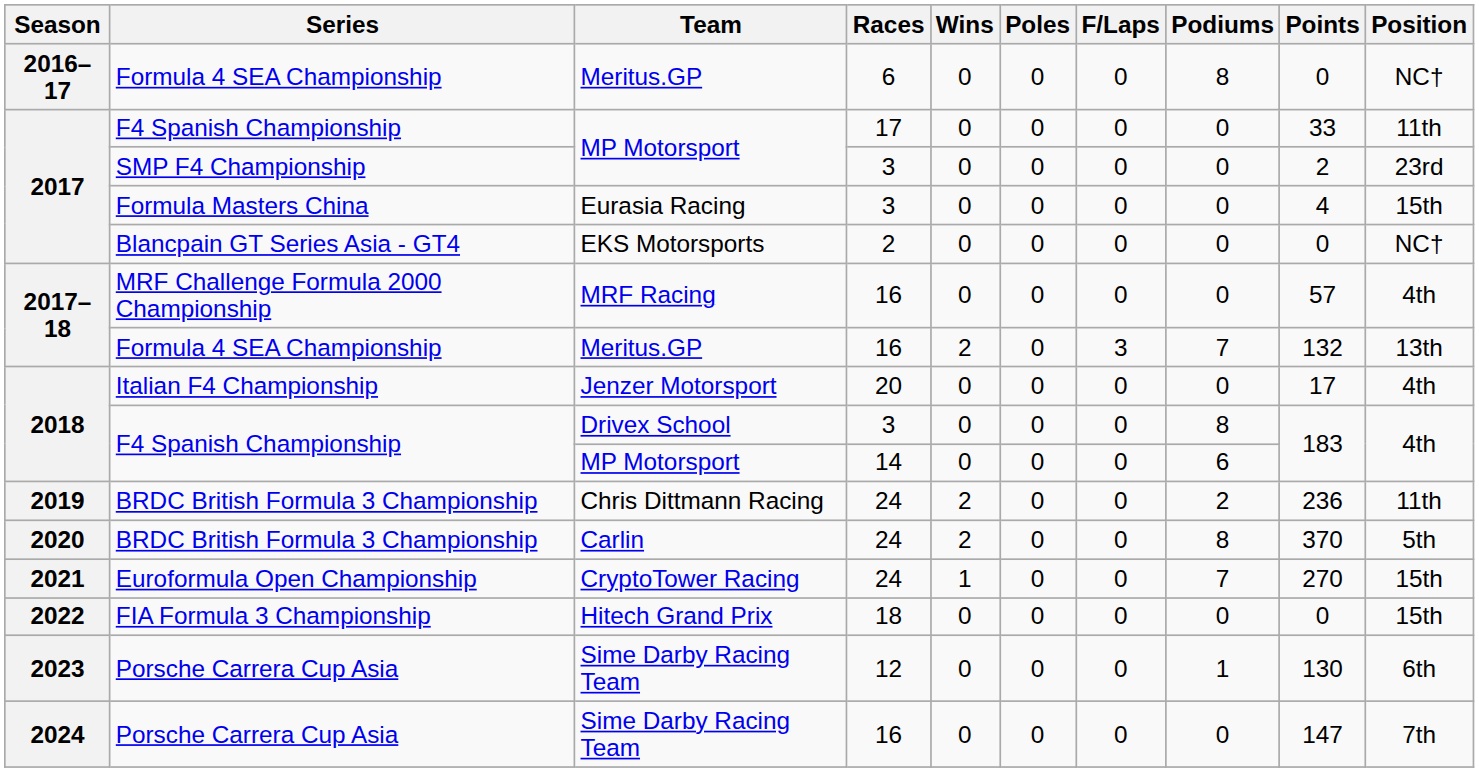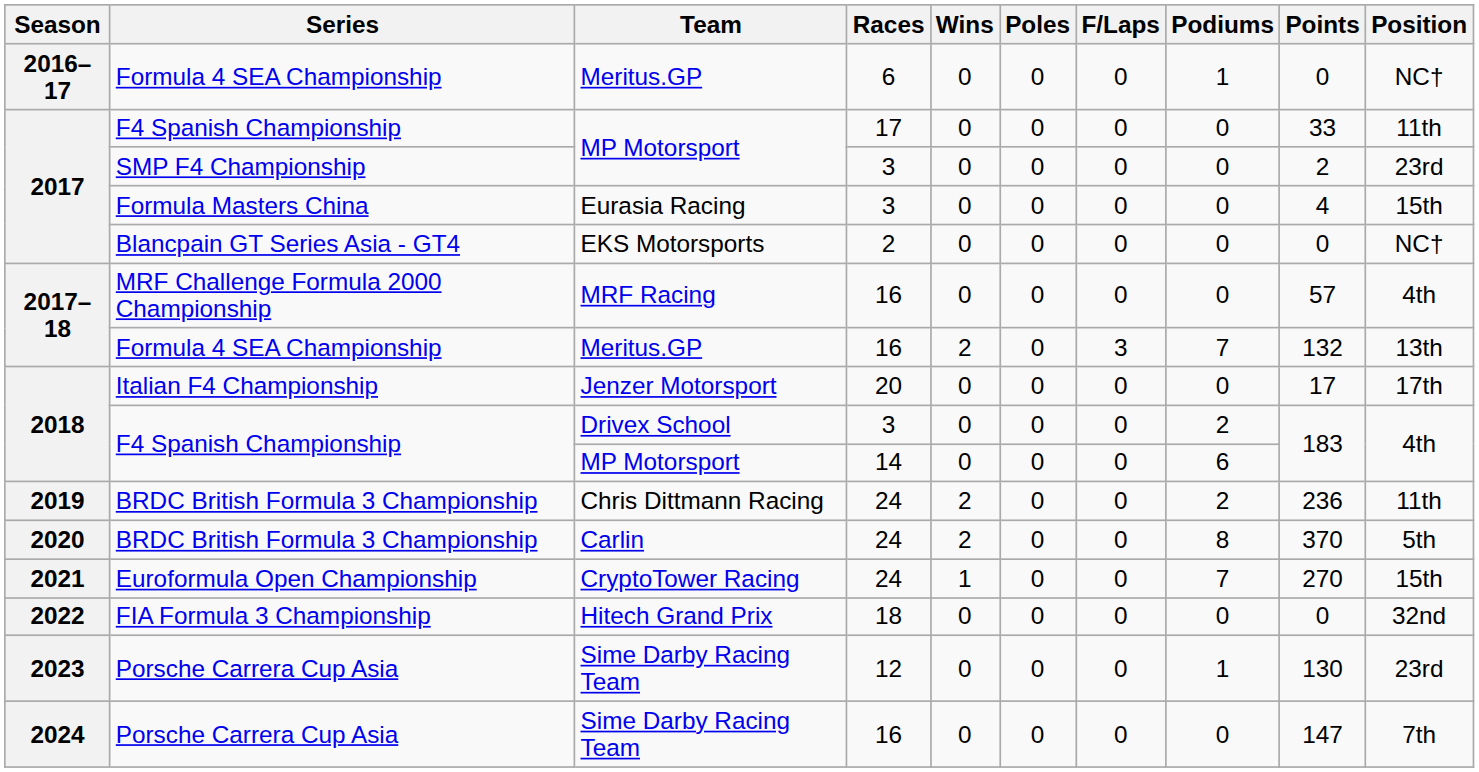(1223, 76) 8 -> (1223, 76) 1
(1419, 386) 4th -> (1419, 386) 17th
(1223, 425) 8 -> (1223, 425) 2
(1419, 617) 15th -> (1419, 617) 32nd
(1419, 669) 6th -> (1419, 669) 23rd
